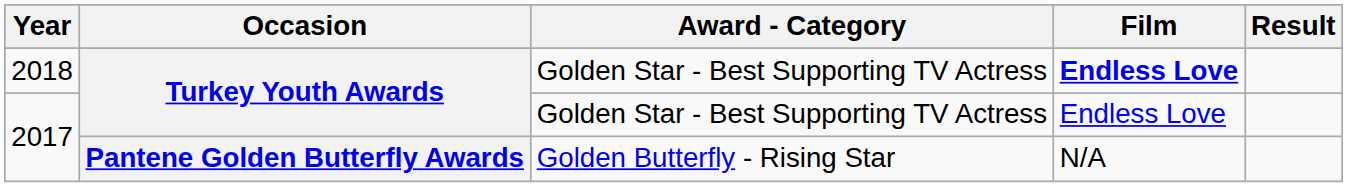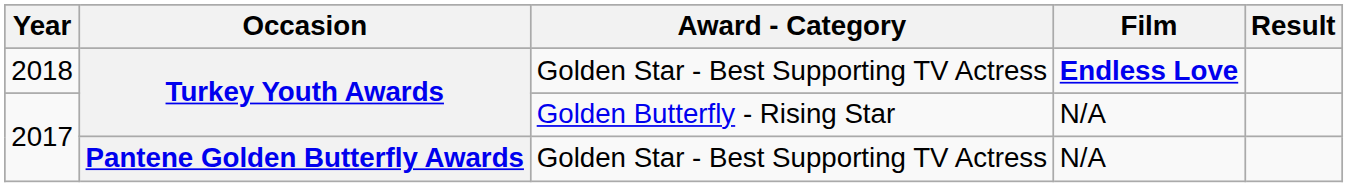(792, 114) Golden Star - Best Supporting TV Actress -> (716, 114) Golden Butterfly - Rising Star
(1143, 114) Endless Love -> (1083, 114) N/A
(716, 158) Golden Butterfly - Rising Star -> (792, 158) Golden Star - Best Supporting TV Actress
